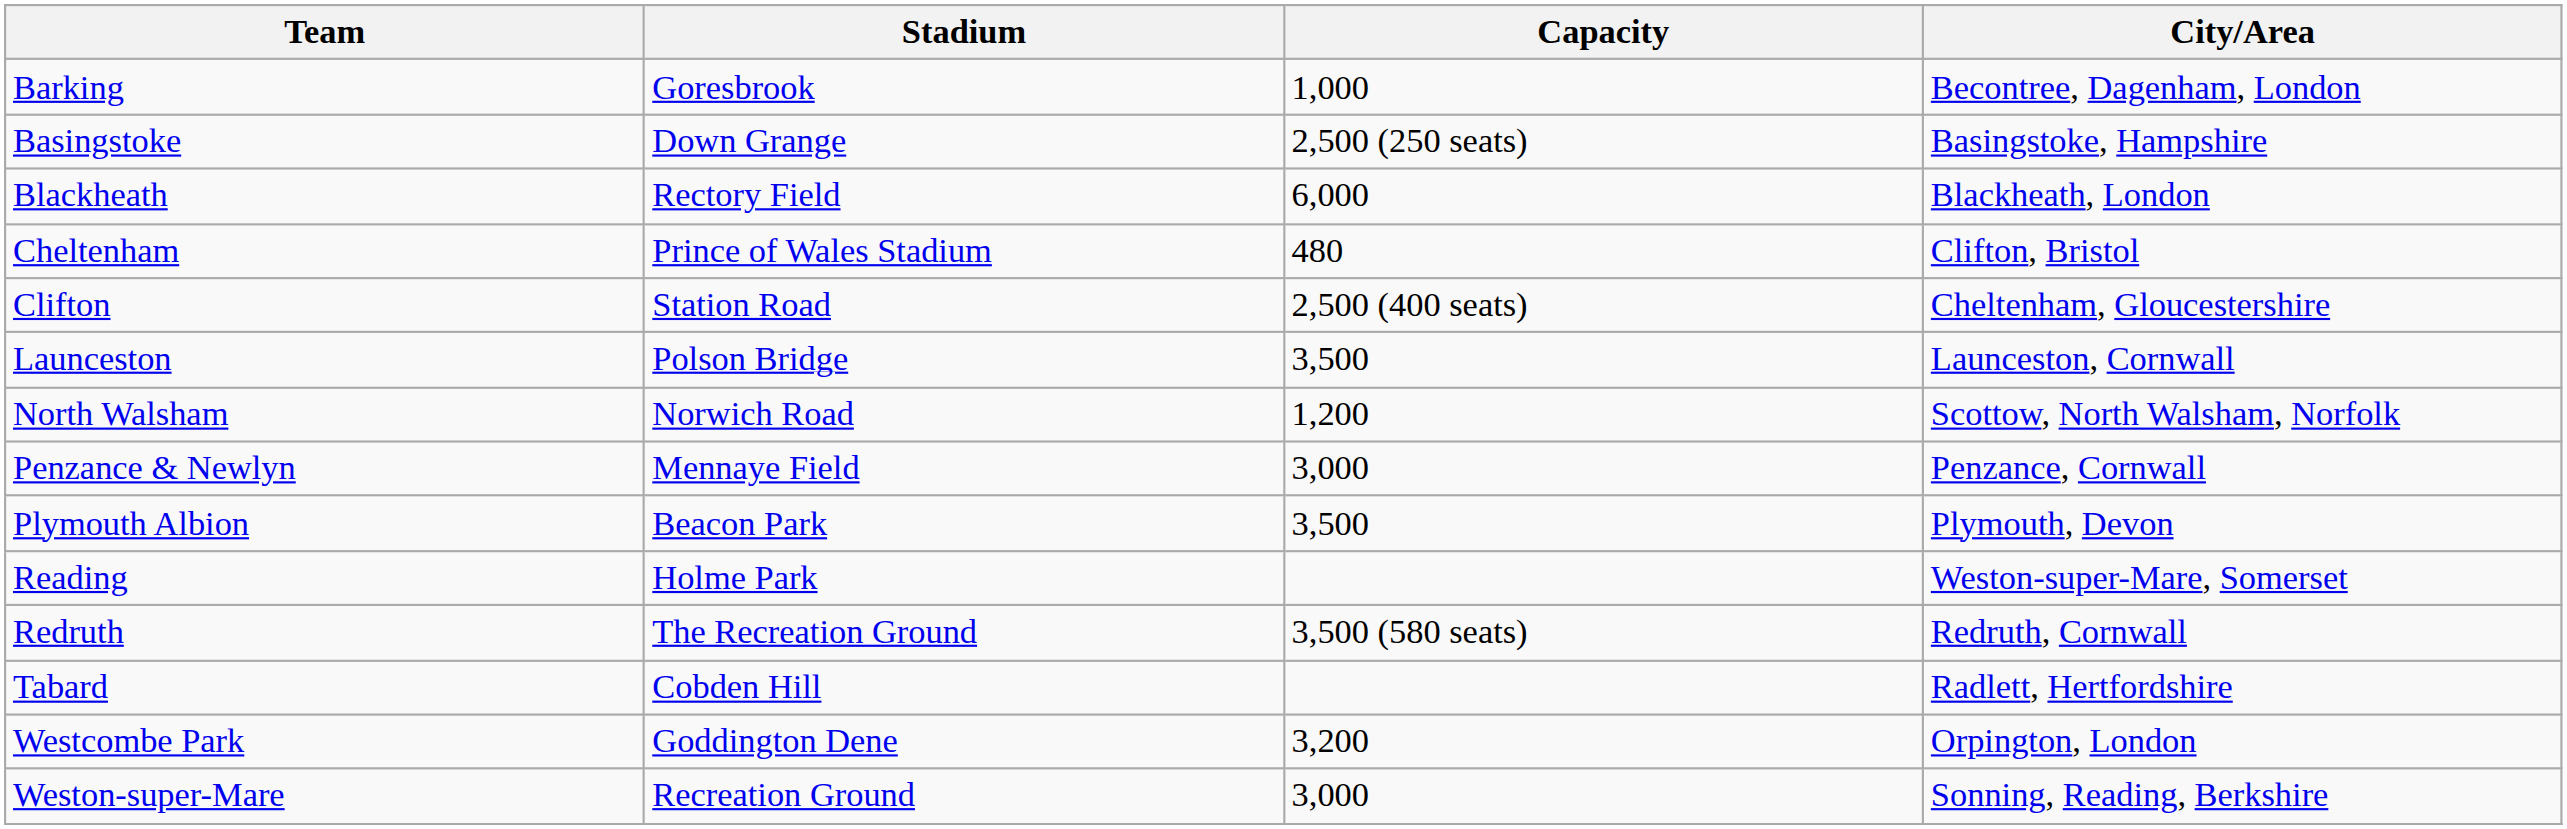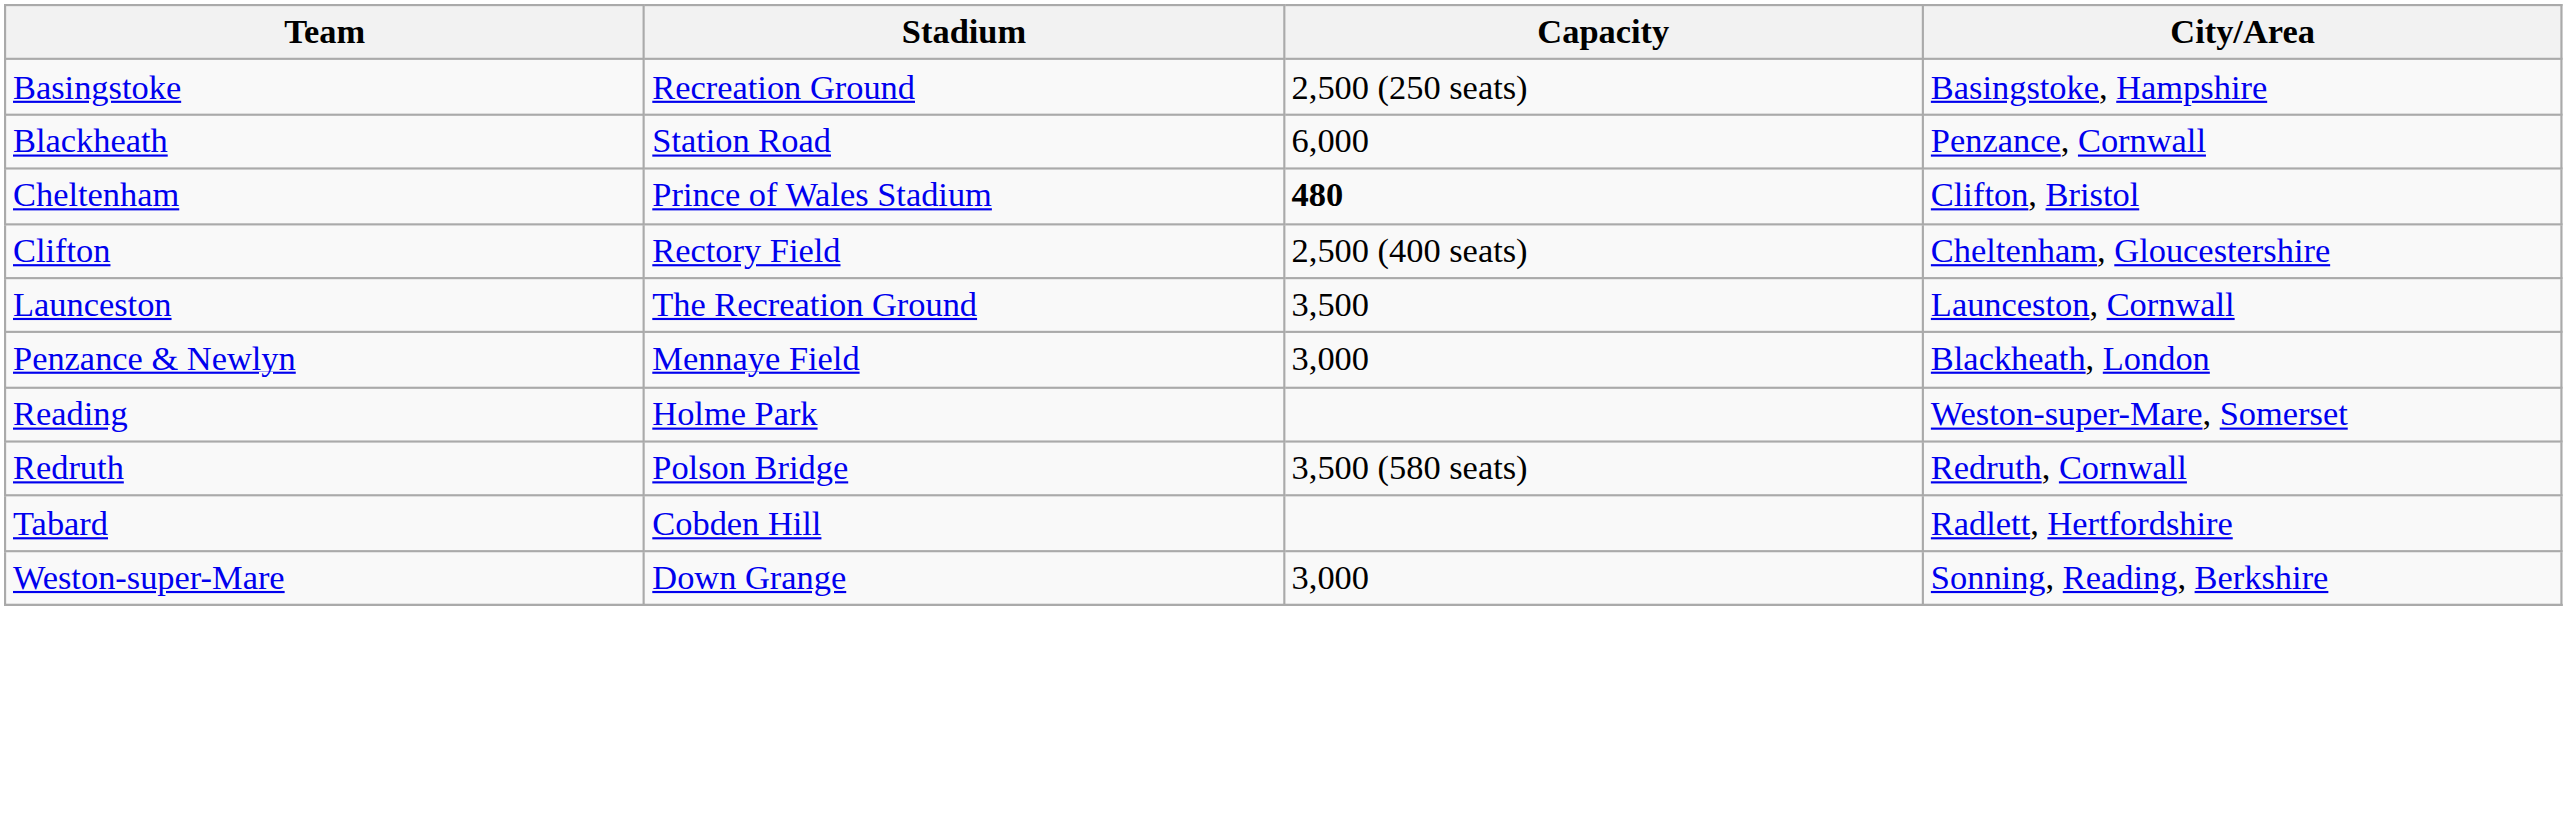- row: (68, 86)
(749, 140) Down Grange -> (784, 86) Recreation Ground
(746, 195) Rectory Field -> (742, 140) Station Road
(2070, 195) Blackheath, London -> (2068, 140) Penzance, Cornwall
(1317, 250) normal -> (1317, 195) bold
(742, 304) Station Road -> (746, 250) Rectory Field
(750, 359) Polson Bridge -> (815, 304) The Recreation Ground
- row: (121, 413)
(2068, 468) Penzance, Cornwall -> (2070, 359) Blackheath, London
- row: (131, 522)
(815, 631) The Recreation Ground -> (750, 468) Polson Bridge
- row: (129, 741)
(784, 795) Recreation Ground -> (749, 577) Down Grange
